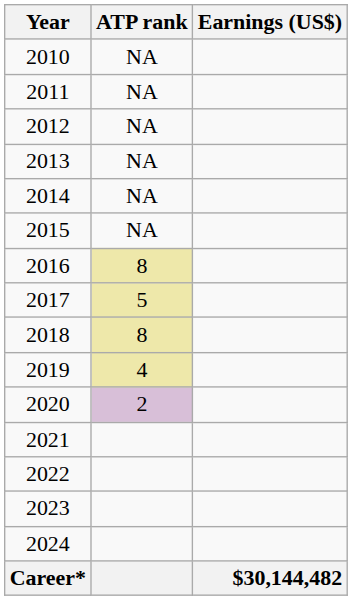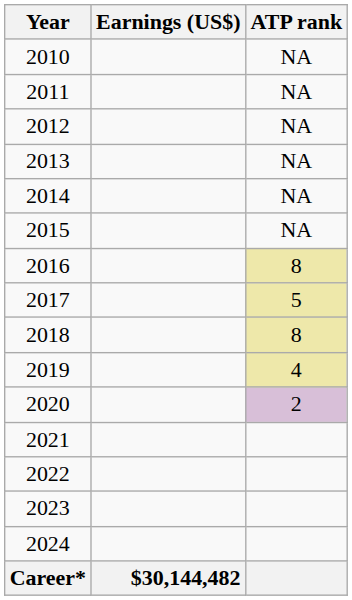columns swapped: (270, 21) <-> (142, 21)
